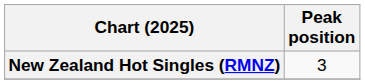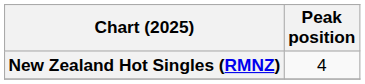(322, 65) 3 -> (322, 65) 4
